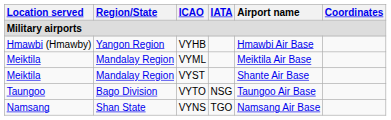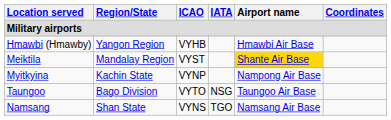- row: (192, 60)
(273, 76) no background -> (273, 60) gold background
+ row: (192, 76)
